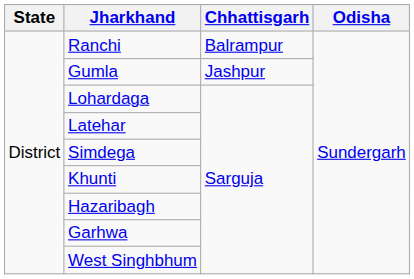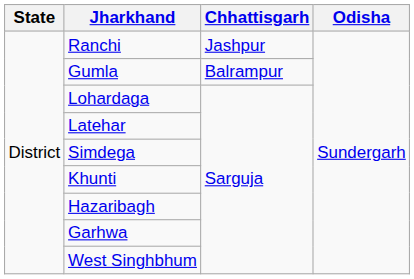(244, 44) Balrampur -> (235, 44) Jashpur
(235, 71) Jashpur -> (244, 71) Balrampur
